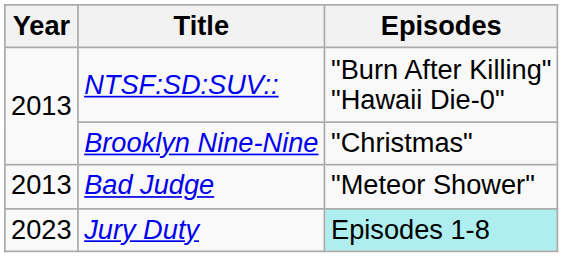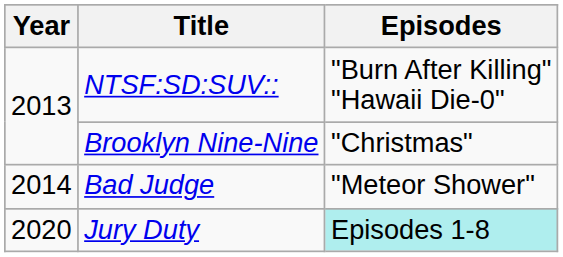(41, 186) 2013 -> (41, 186) 2014
(41, 229) 2023 -> (41, 229) 2020
